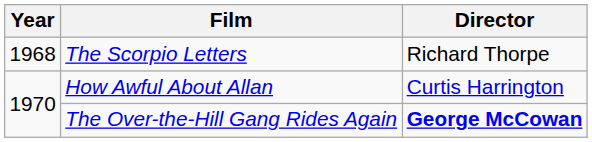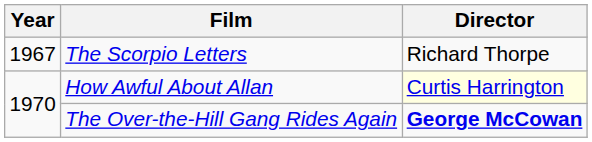(33, 53) 1968 -> (33, 53) 1967
(485, 86) no background -> (485, 86) lightyellow background
